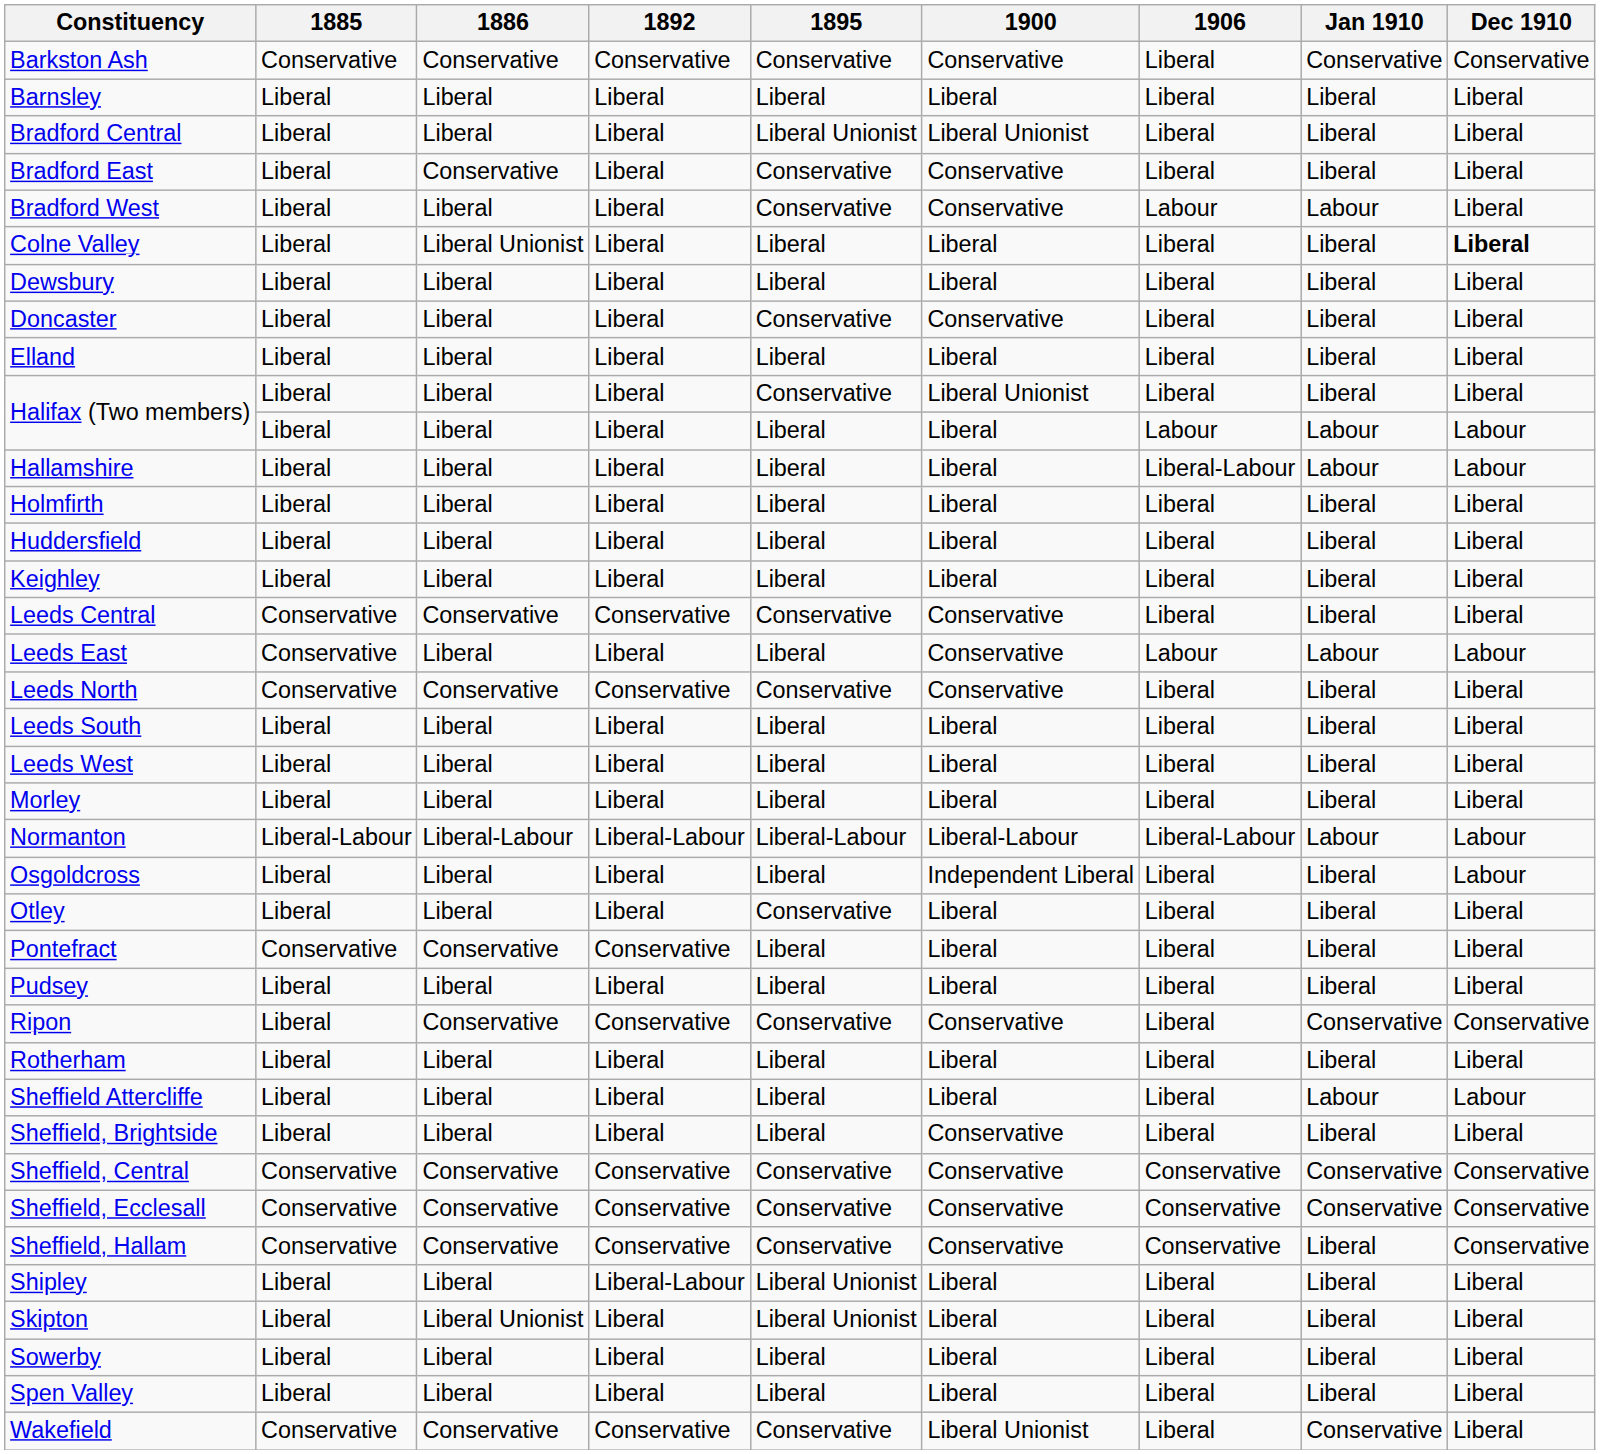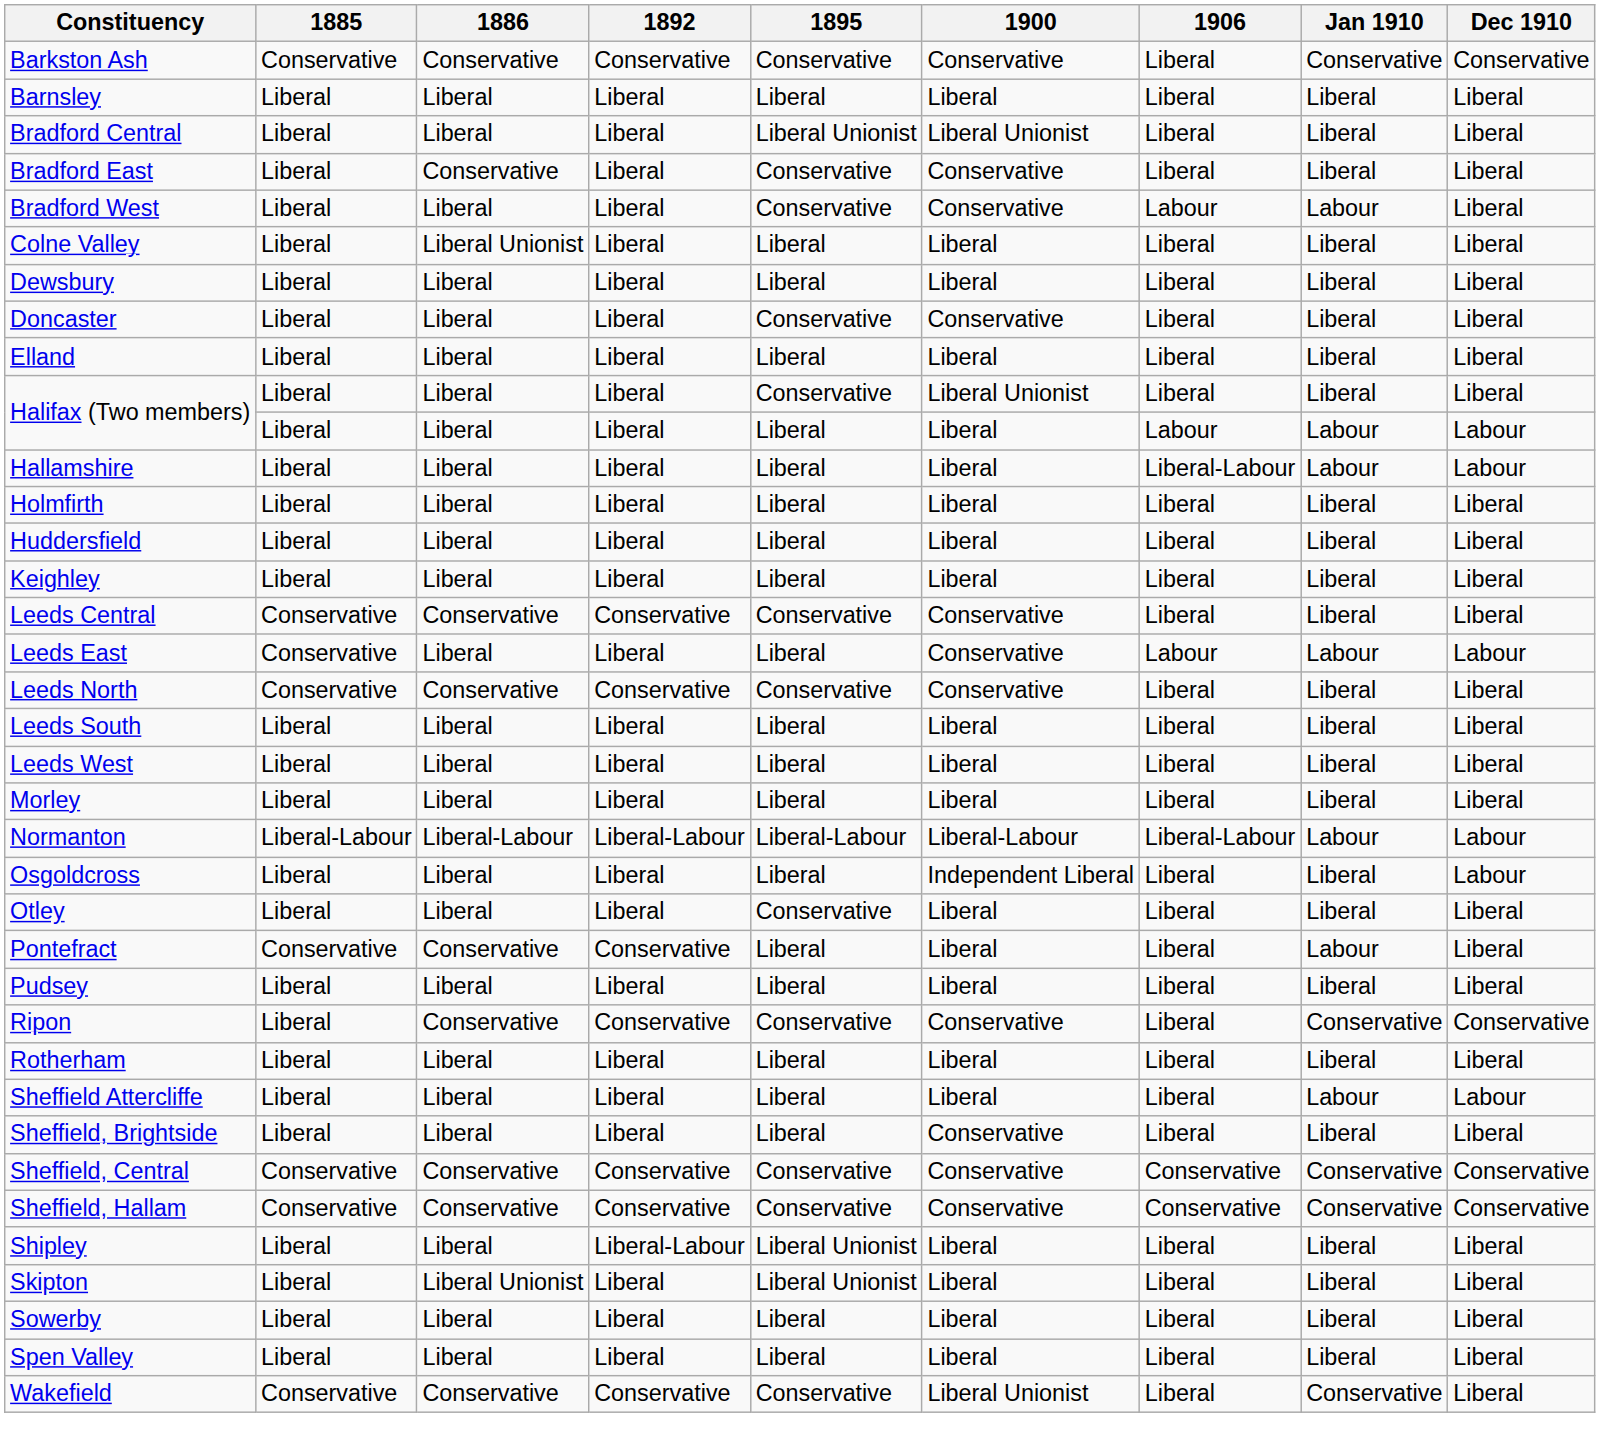(1492, 245) bold -> (1488, 245) normal
(1341, 949) Liberal -> (1343, 949) Labour
- row: (108, 1208)
(1341, 1245) Liberal -> (1374, 1208) Conservative
